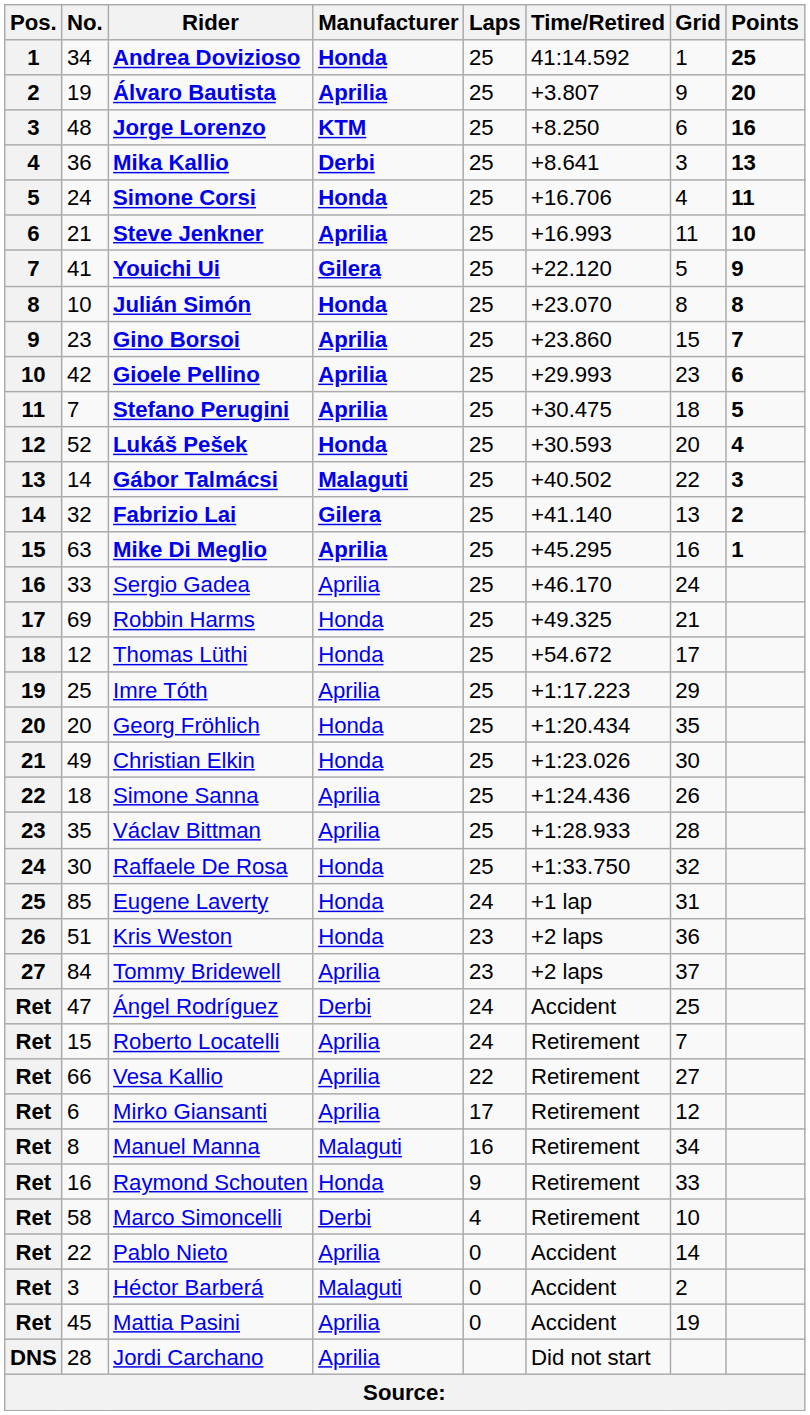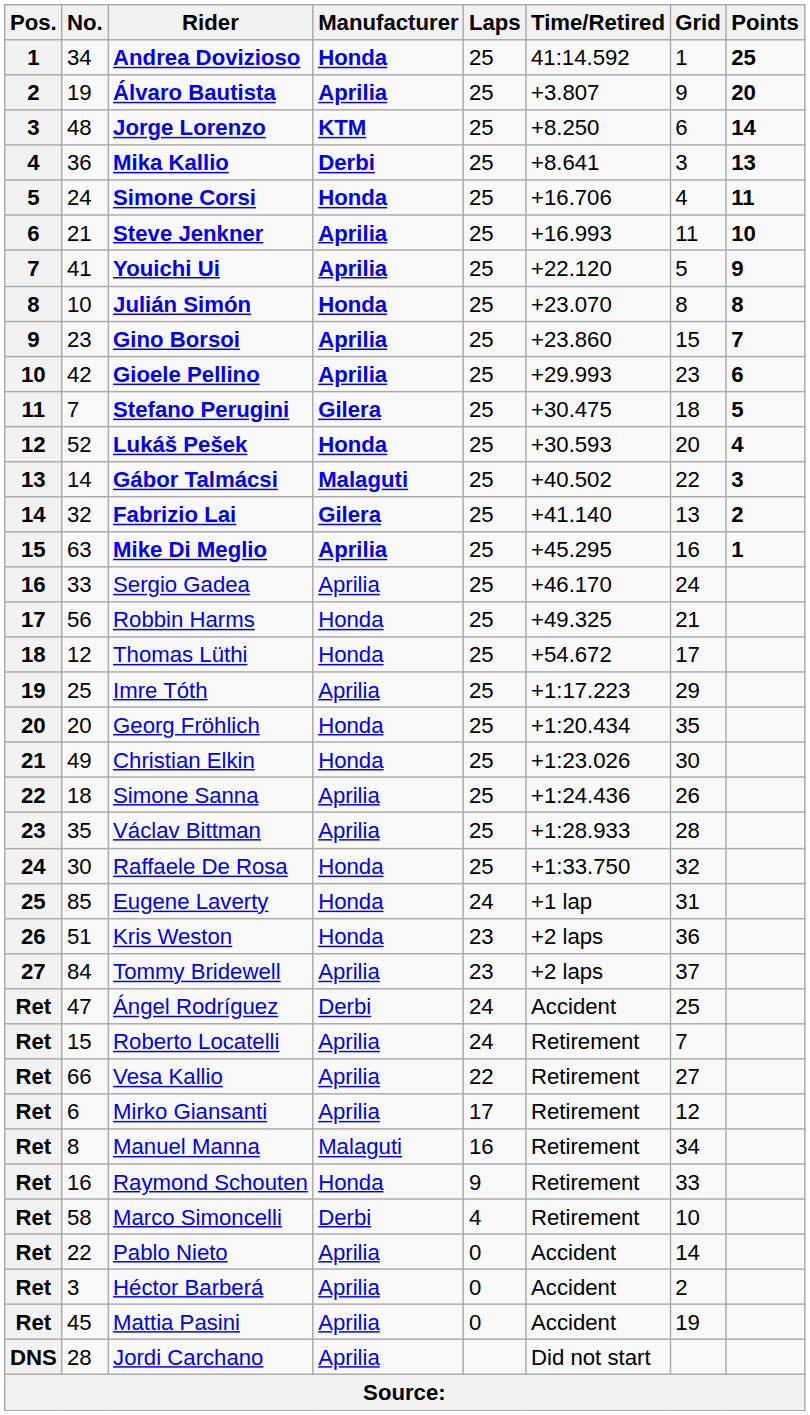(743, 128) 16 -> (743, 128) 14
(350, 268) Gilera -> (353, 268) Aprilia
(353, 409) Aprilia -> (350, 409) Gilera
(79, 620) 69 -> (79, 620) 56
(360, 1287) Malaguti -> (349, 1287) Aprilia
